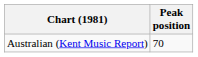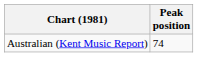(158, 43) 70 -> (158, 43) 74
